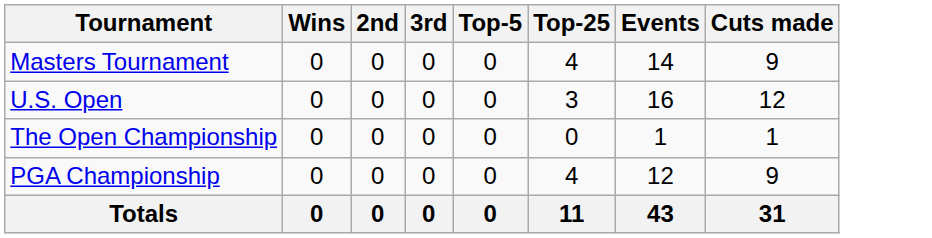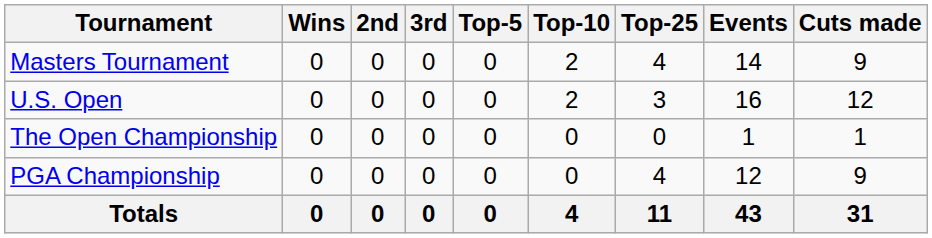+ column: (572, 23)
